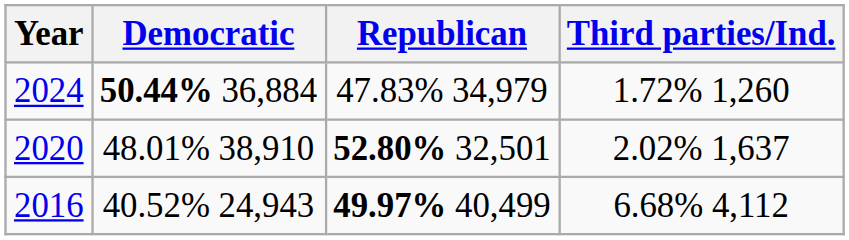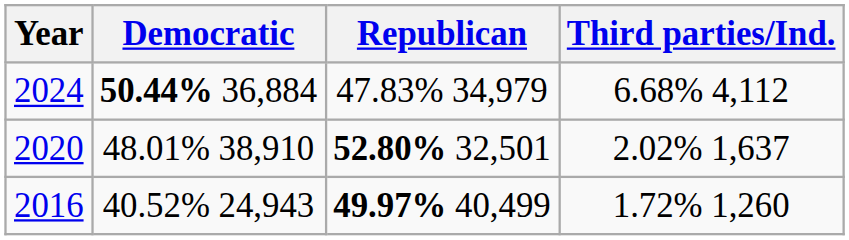(701, 90) 1.72% 1,260 -> (701, 90) 6.68% 4,112
(701, 205) 6.68% 4,112 -> (701, 205) 1.72% 1,260
